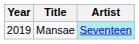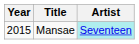(19, 30) 2019 -> (19, 30) 2015
